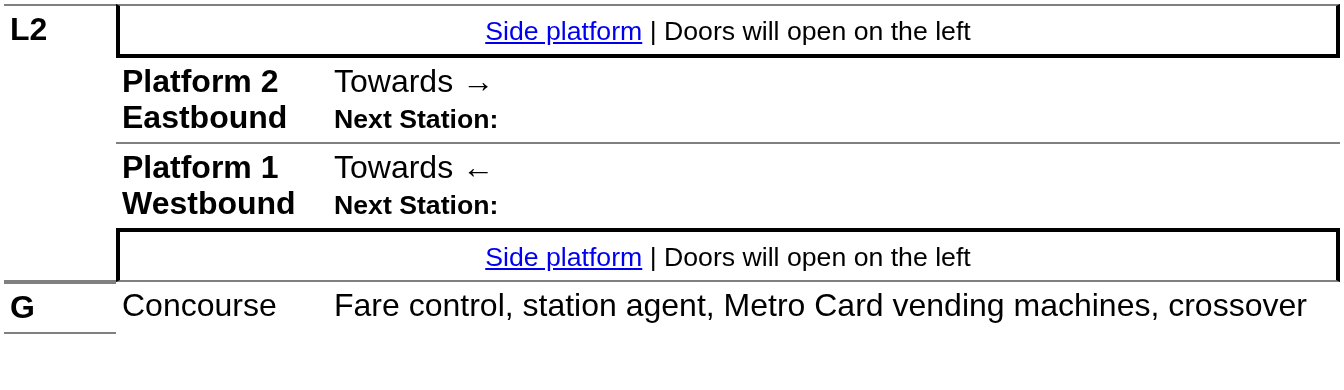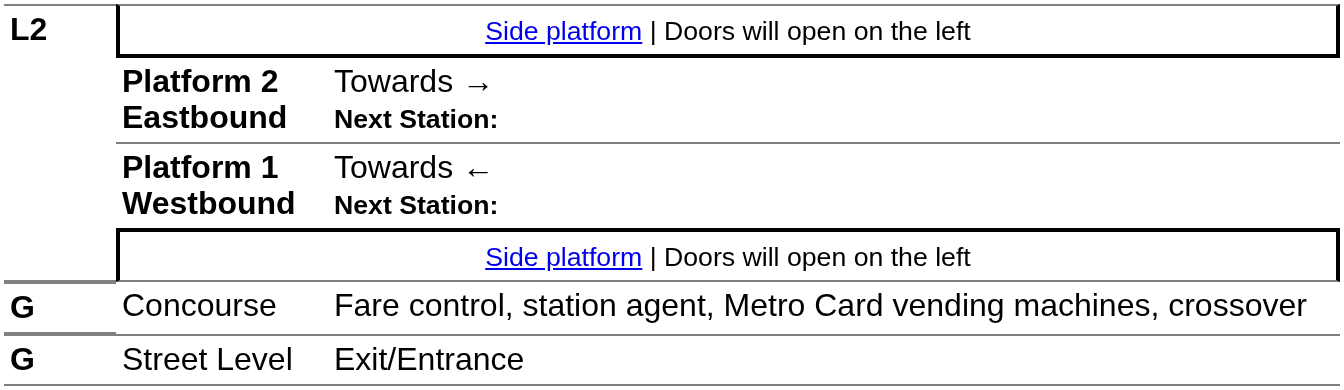+ row: (207, 359)
